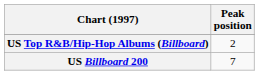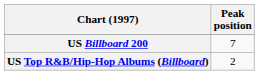rows swapped: (108, 61) <-> (108, 43)
